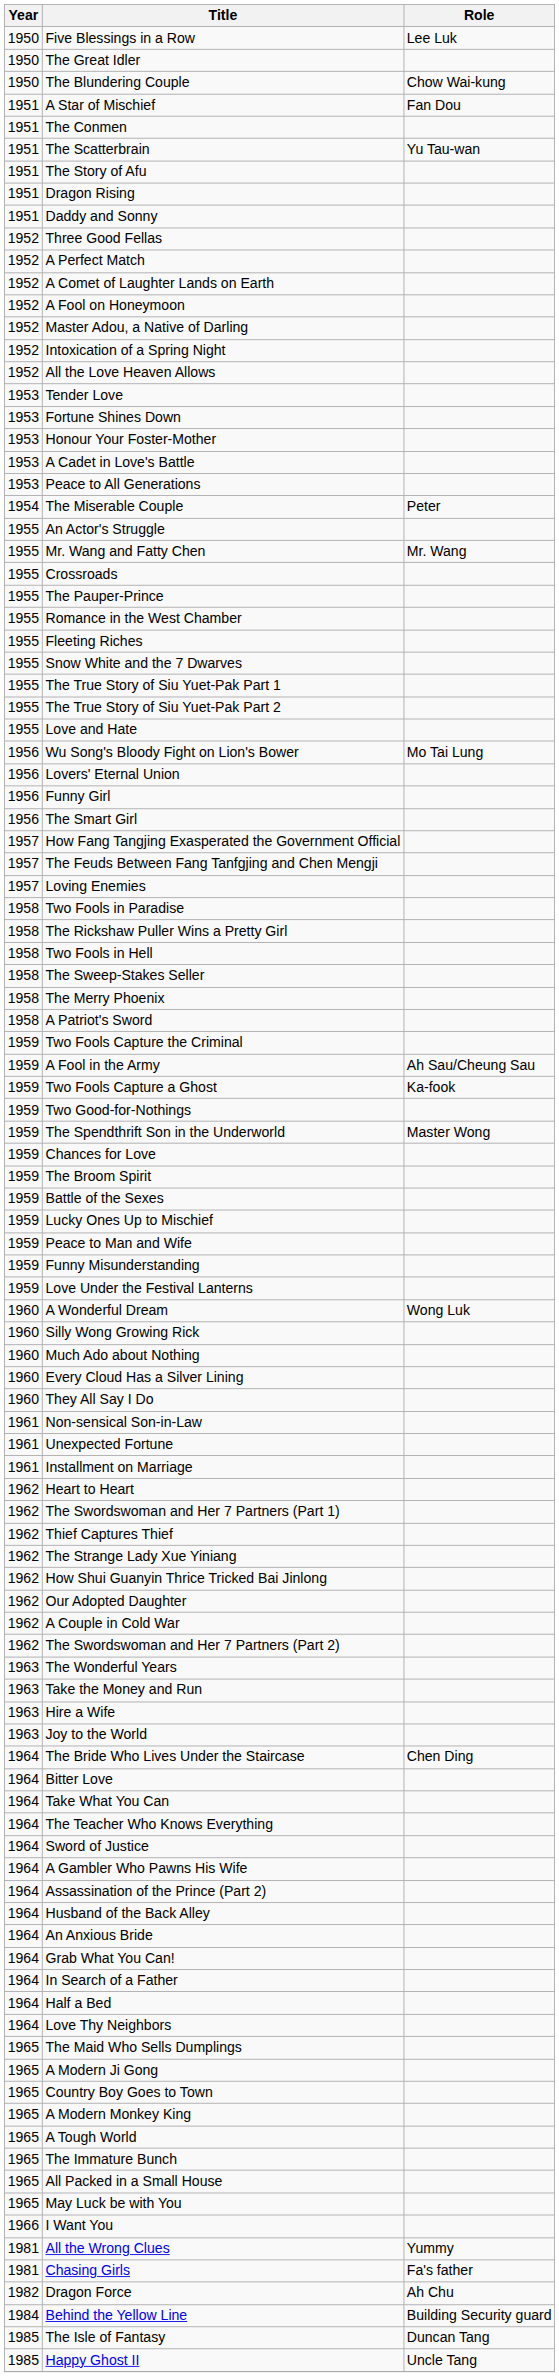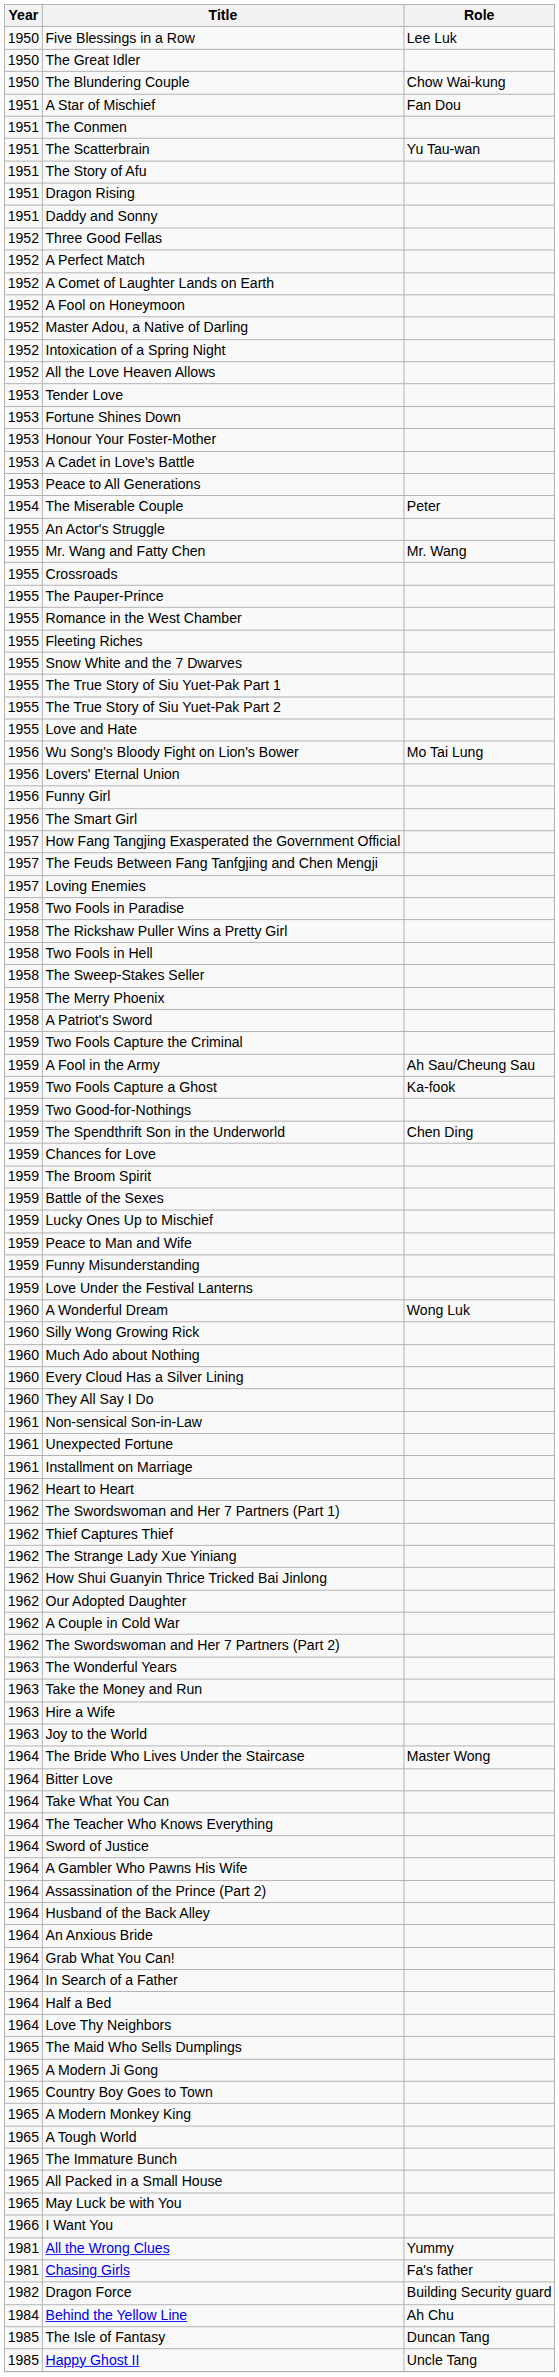(449, 1132) Master Wong -> (440, 1132) Chen Ding
(440, 1757) Chen Ding -> (449, 1757) Master Wong
(430, 2293) Ah Chu -> (479, 2293) Building Security guard
(479, 2315) Building Security guard -> (430, 2315) Ah Chu
